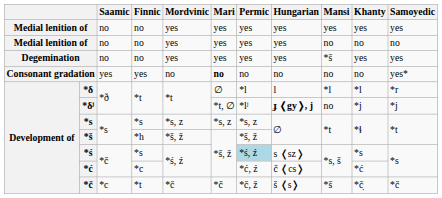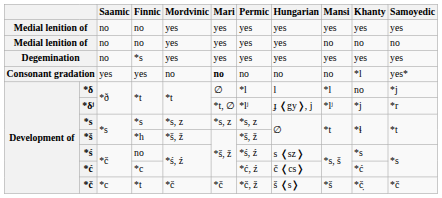(139, 58) no -> (138, 58) *s
(328, 58) *š -> (330, 58) yes
(359, 74) no -> (358, 74) *l
(358, 89) *l -> (359, 89) no
(394, 89) *r -> (394, 89) *j
(293, 106) bold -> (293, 106) normal
(328, 106) no -> (328, 106) *lʲ
(394, 106) *j -> (394, 106) *r
(138, 153) *s -> (139, 153) no
(248, 153) lightblue background -> (248, 153) no background
